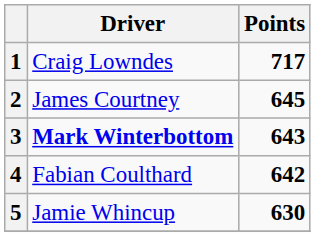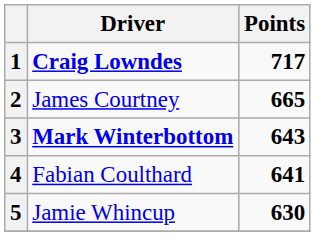(103, 61) normal -> (107, 61) bold
(288, 99) 645 -> (288, 99) 665
(288, 174) 642 -> (288, 174) 641
